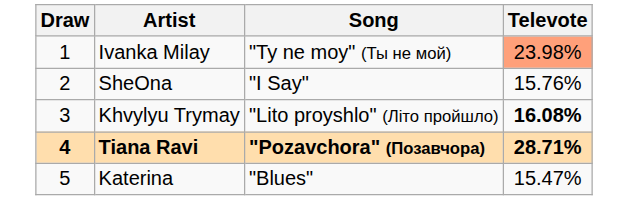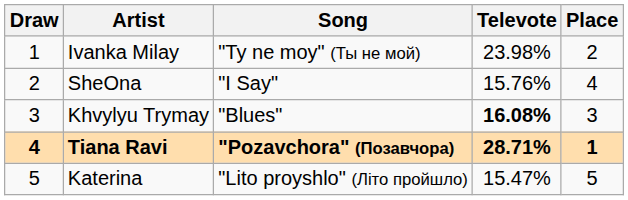+ column: (592, 20)
(548, 52) lightsalmon background -> (517, 52) no background
(374, 115) "Lito proyshlo" (Літо пройшло) -> (250, 115) "Blues"
(281, 178) "Blues" -> (343, 178) "Lito proyshlo" (Літо пройшло)
